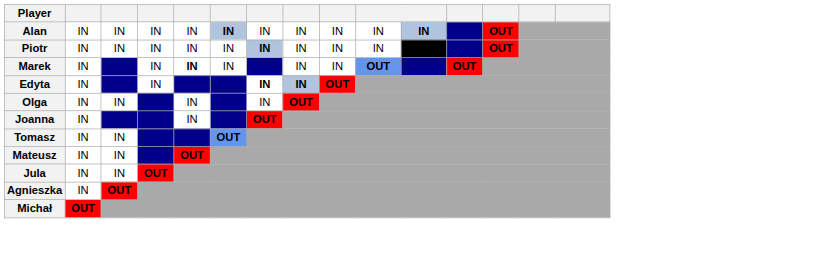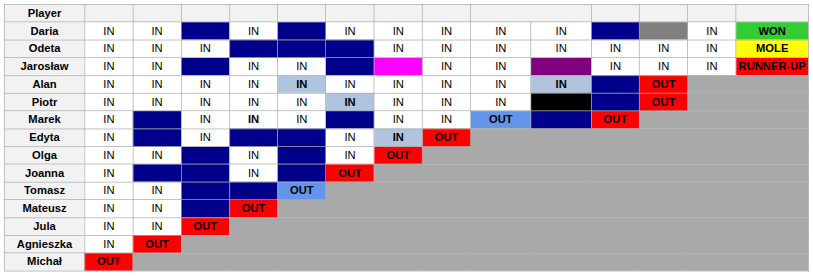+ row: (45, 31)
+ row: (45, 48)
+ row: (45, 66)
(265, 84) bold -> (350, 137) normal
